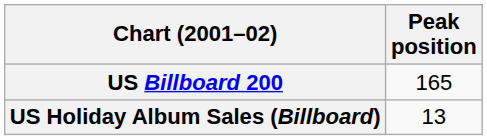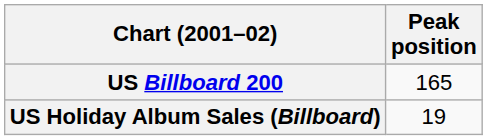(434, 116) 13 -> (434, 116) 19
